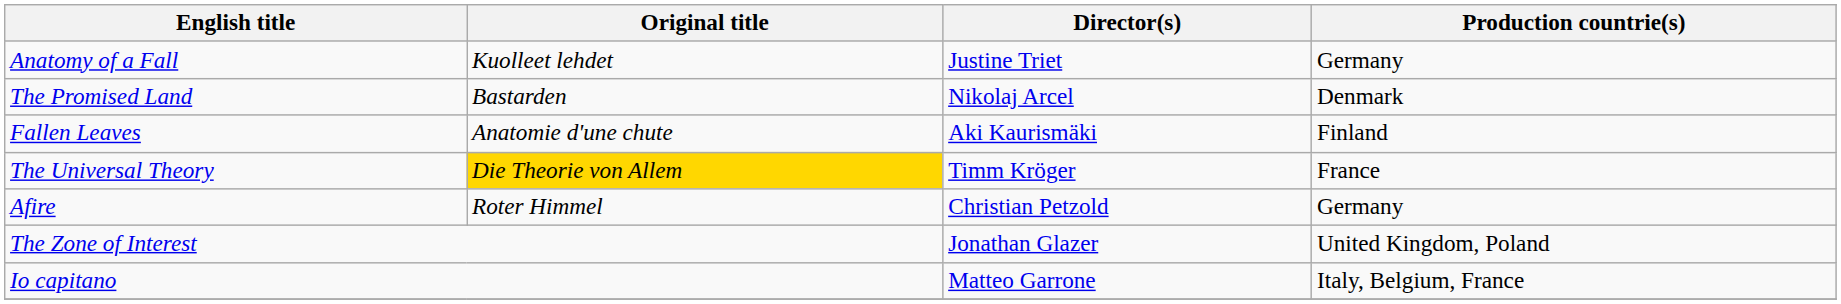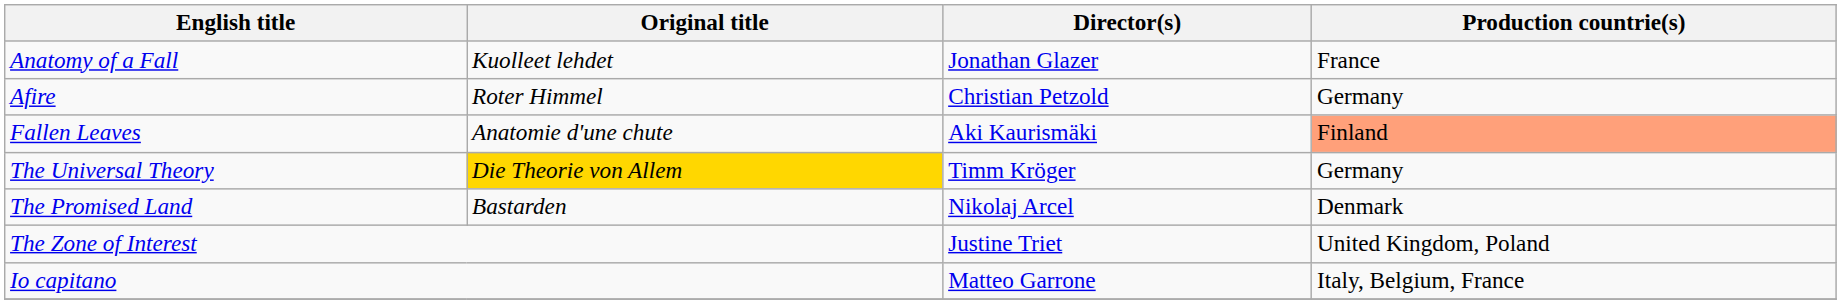(1005, 59) Justine Triet -> (1023, 59) Jonathan Glazer
(1360, 59) Germany -> (1349, 59) France
rows swapped: (33, 206) <-> (101, 96)
(1352, 133) no background -> (1352, 133) lightsalmon background
(1349, 170) France -> (1360, 170) Germany
(1023, 243) Jonathan Glazer -> (1005, 243) Justine Triet
